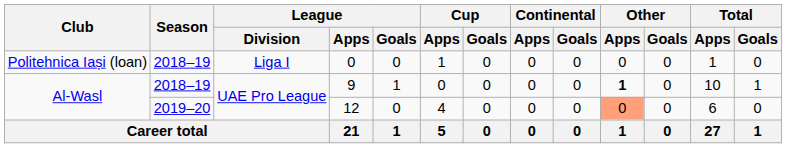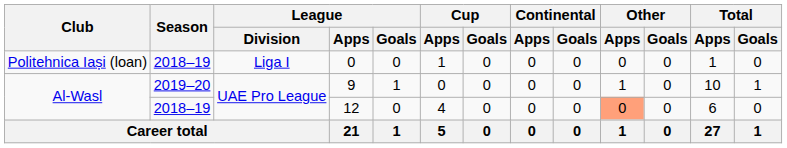(182, 85) 2018–19 -> (182, 85) 2019–20
(622, 85) bold -> (622, 85) normal
(182, 108) 2019–20 -> (182, 108) 2018–19
